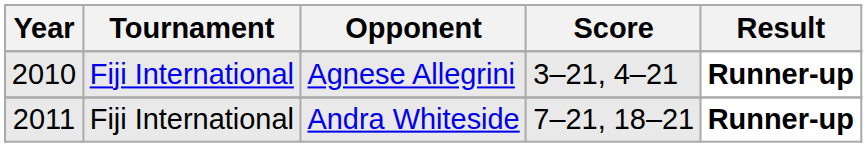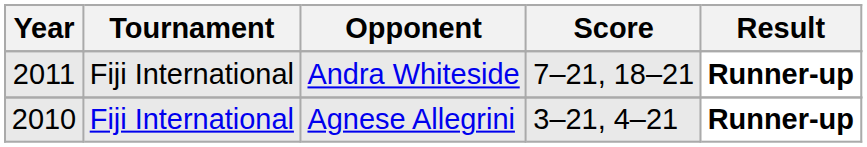rows swapped: (411, 74) <-> (414, 120)
